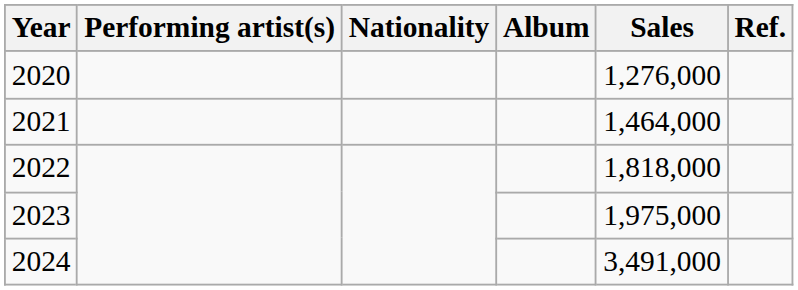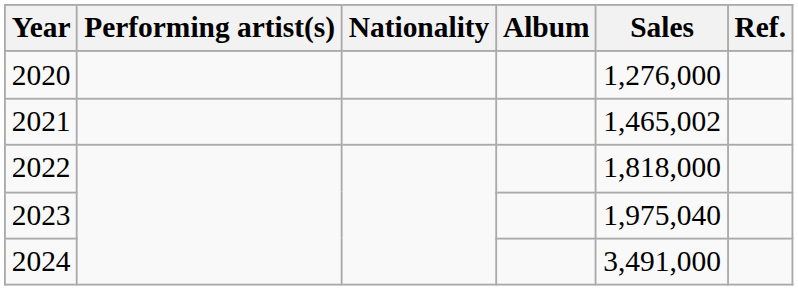(662, 121) 1,464,000 -> (662, 121) 1,465,002
(662, 214) 1,975,000 -> (662, 214) 1,975,040
